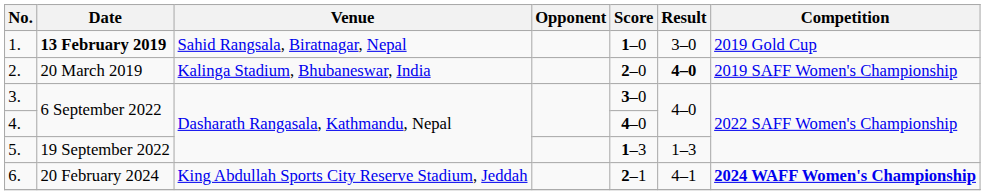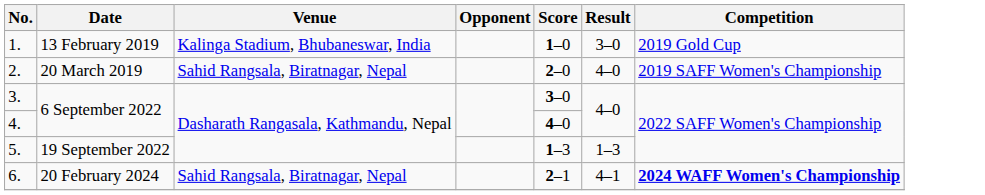(103, 44) bold -> (100, 44) normal
(292, 44) Sahid Rangsala, Biratnagar, Nepal -> (304, 44) Kalinga Stadium, Bhubaneswar, India
(304, 70) Kalinga Stadium, Bhubaneswar, India -> (292, 70) Sahid Rangsala, Biratnagar, Nepal
(684, 70) bold -> (608, 70) normal
(353, 176) King Abdullah Sports City Reserve Stadium, Jeddah -> (292, 176) Sahid Rangsala, Biratnagar, Nepal
